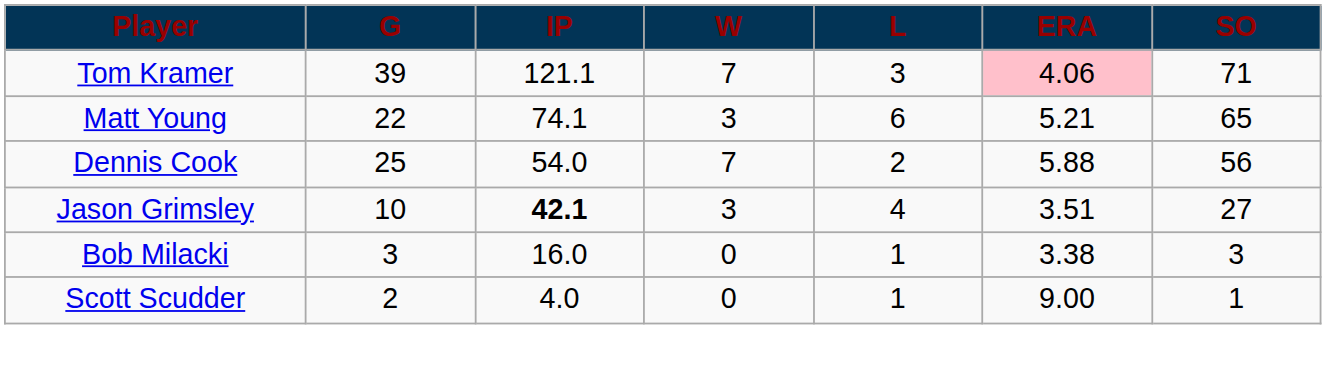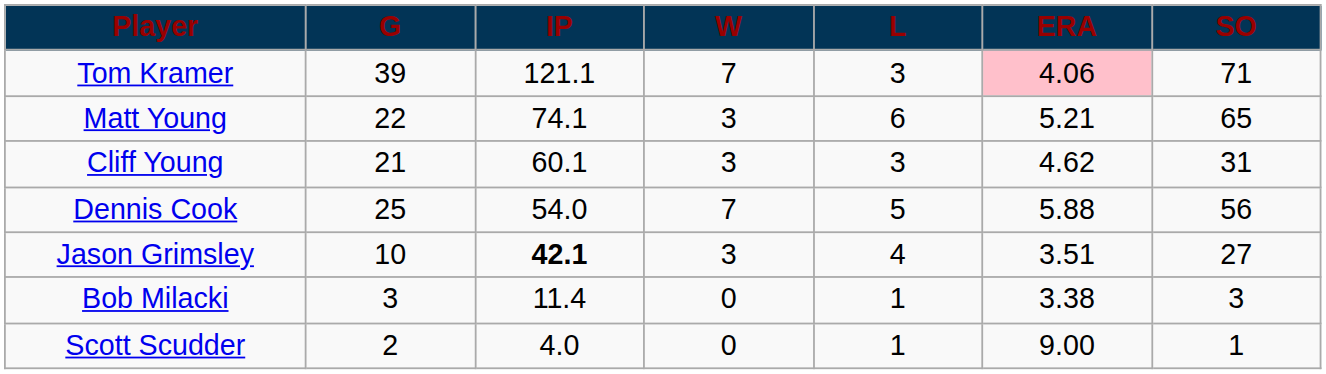+ row: (155, 163)
(898, 163) 2 -> (898, 208) 5
(559, 254) 16.0 -> (559, 299) 11.4
